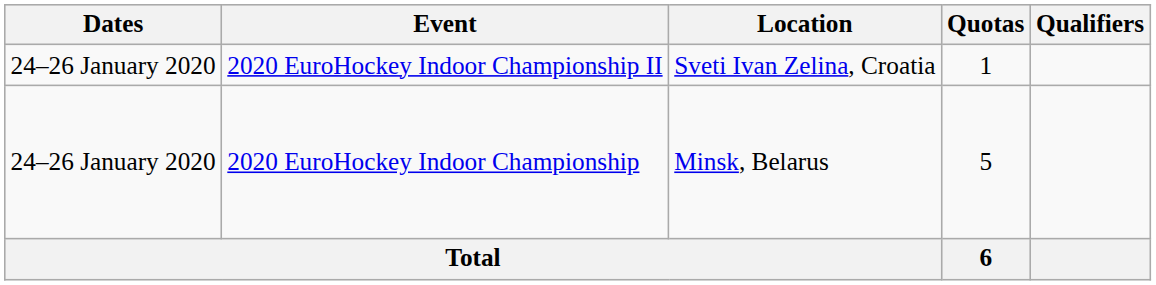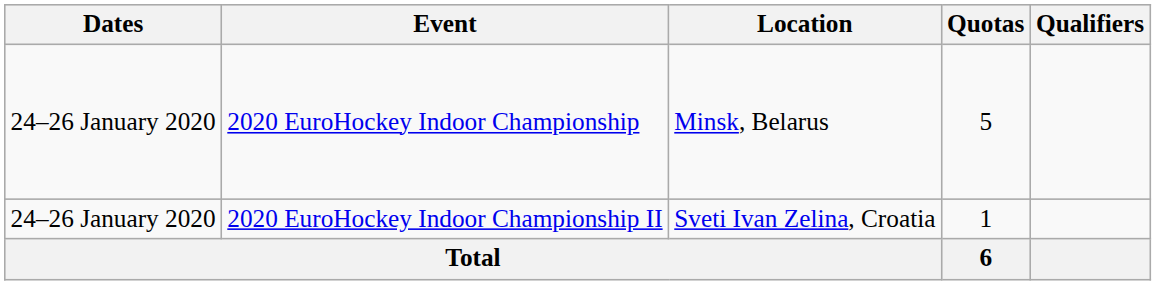rows swapped: (433, 161) <-> (445, 64)
